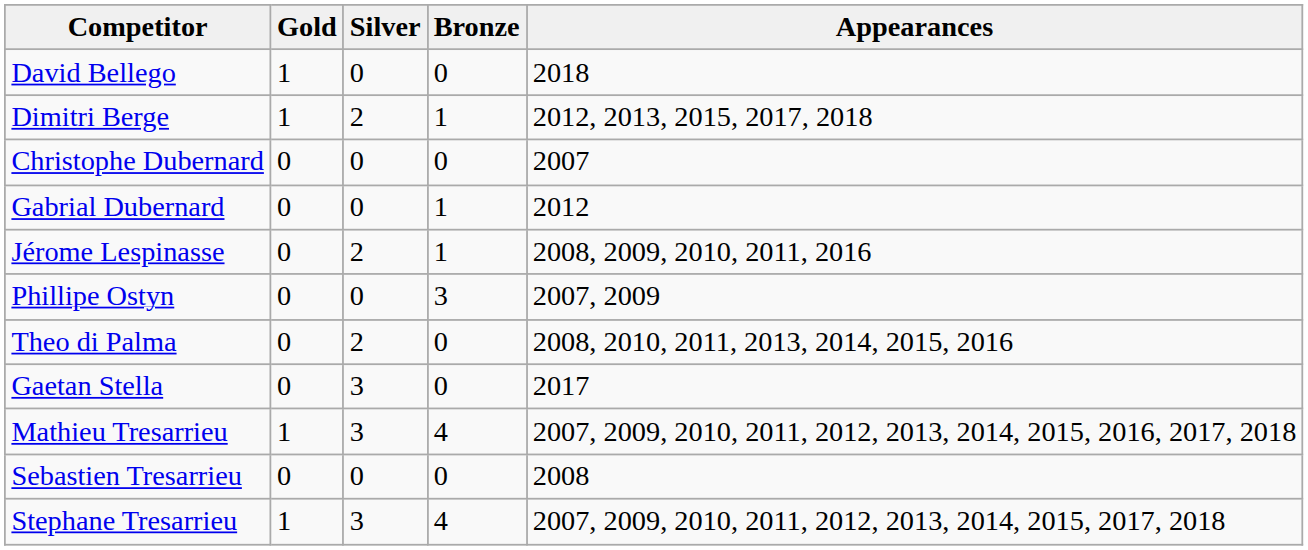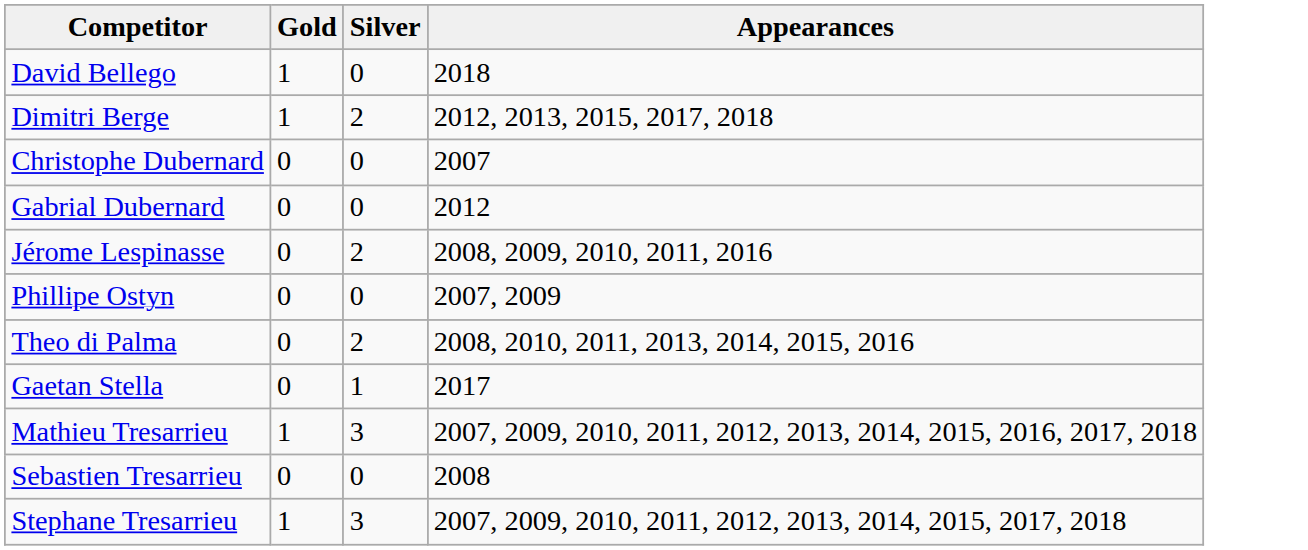- column: (477, 26)
(357, 386) 3 -> (357, 386) 1
